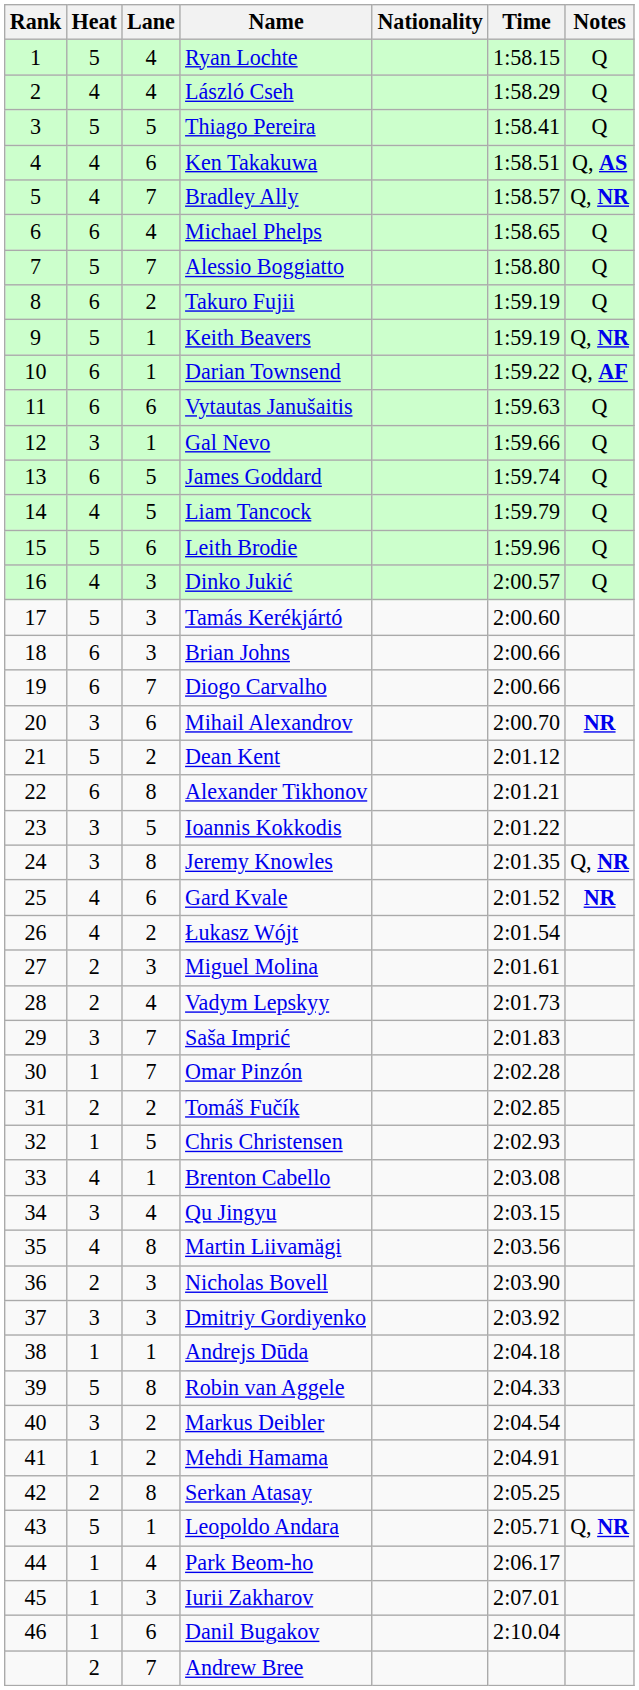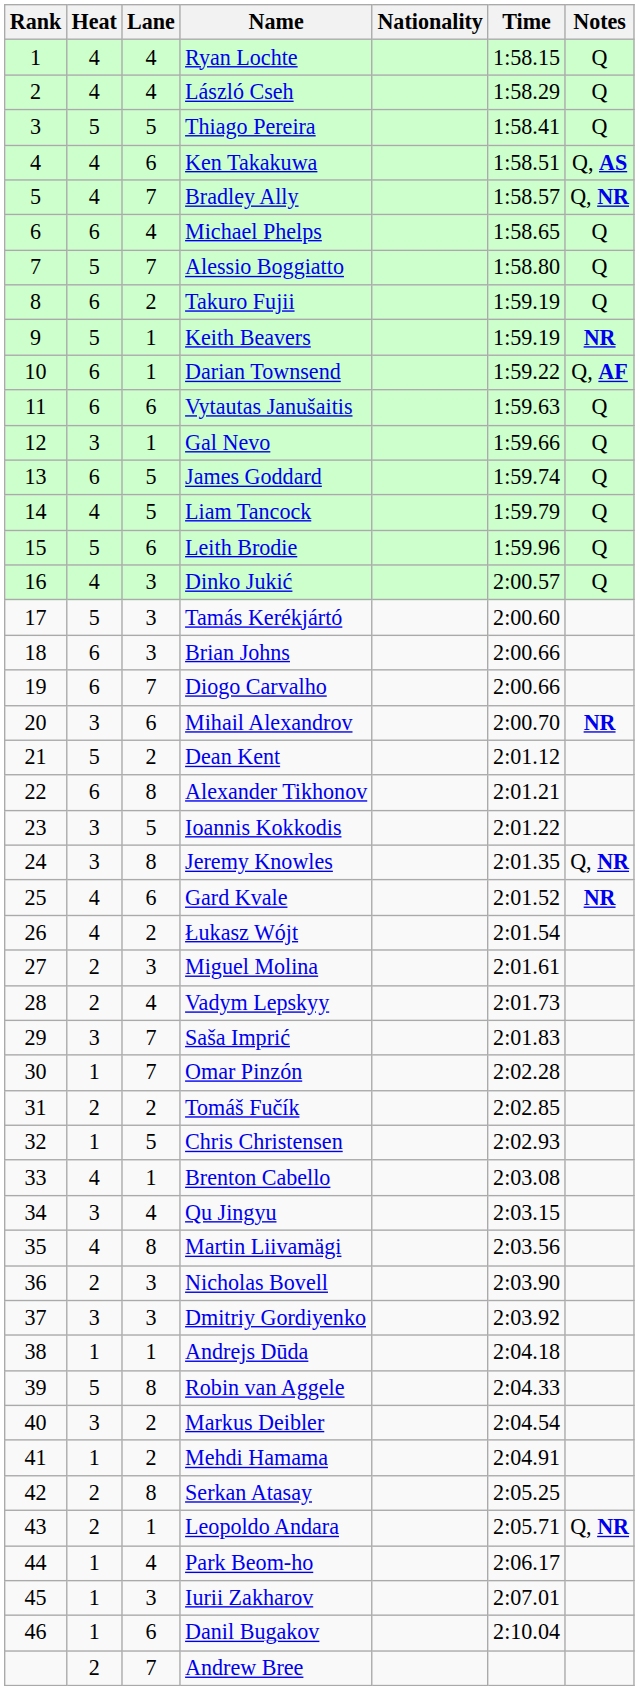(94, 57) 5 -> (94, 57) 4
(600, 337) Q, NR -> (600, 337) NR
(94, 1527) 5 -> (94, 1527) 2
